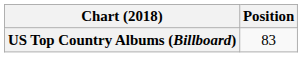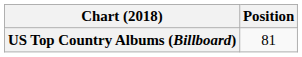(269, 39) 83 -> (269, 39) 81
